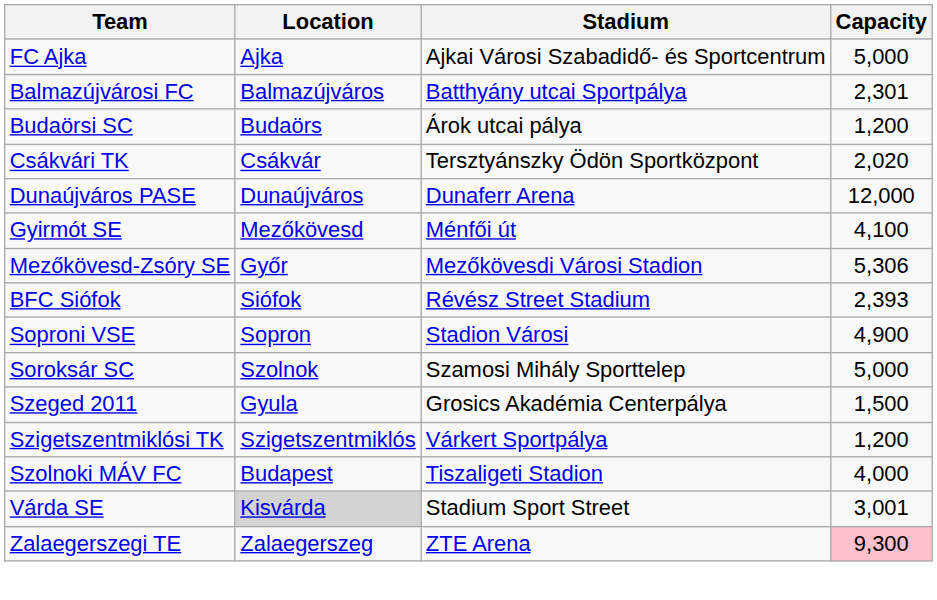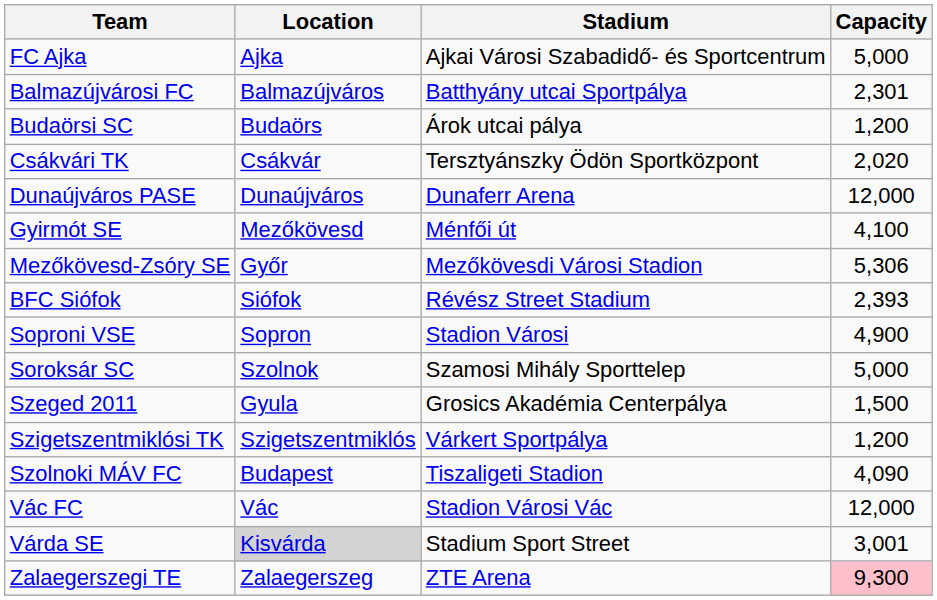(881, 473) 4,000 -> (881, 473) 4,090
+ row: (46, 508)
